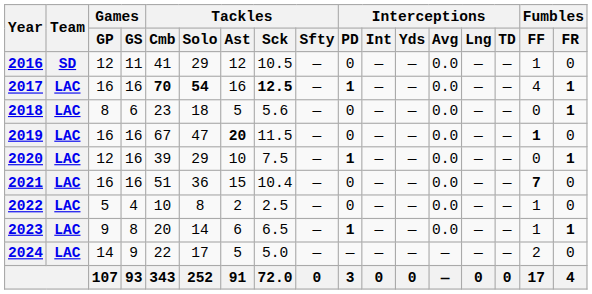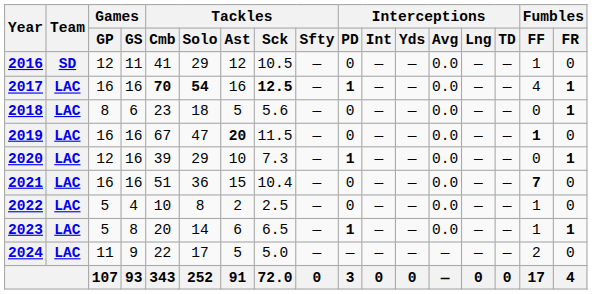(275, 159) 7.5 -> (275, 159) 7.3
(105, 230) 9 -> (105, 230) 5
(105, 254) 14 -> (105, 254) 11
